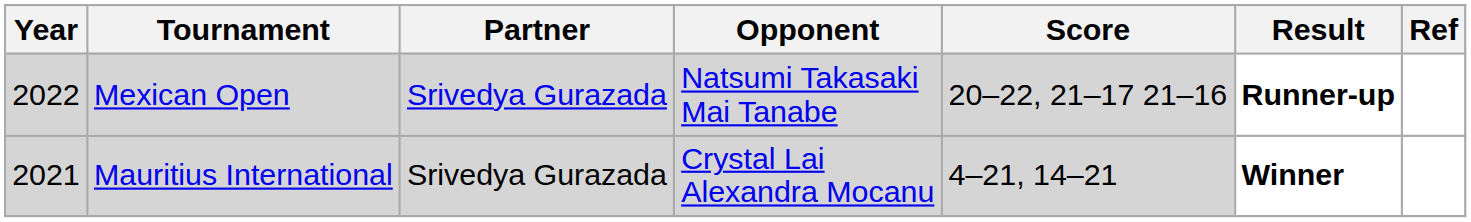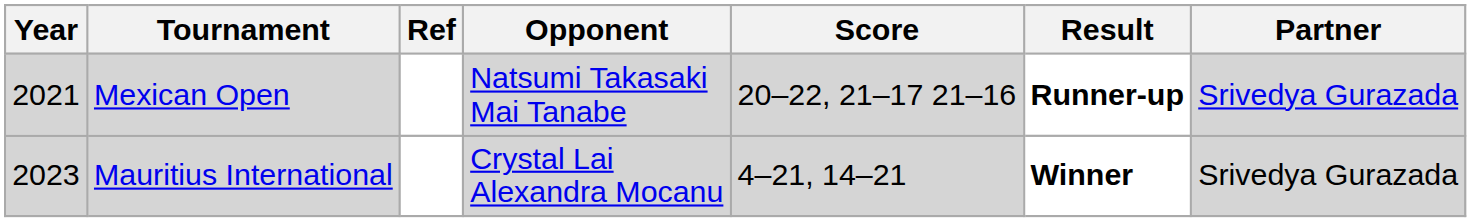columns swapped: (537, 29) <-> (1434, 29)
(46, 94) 2022 -> (46, 94) 2021
(46, 176) 2021 -> (46, 176) 2023
